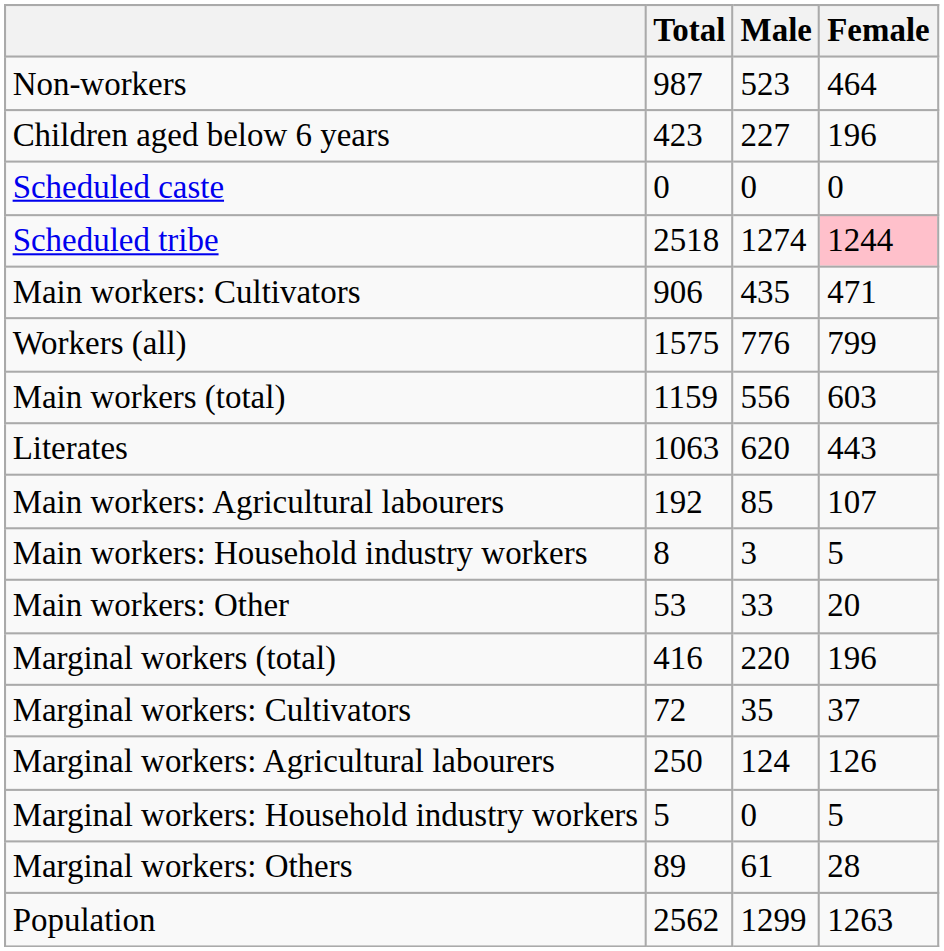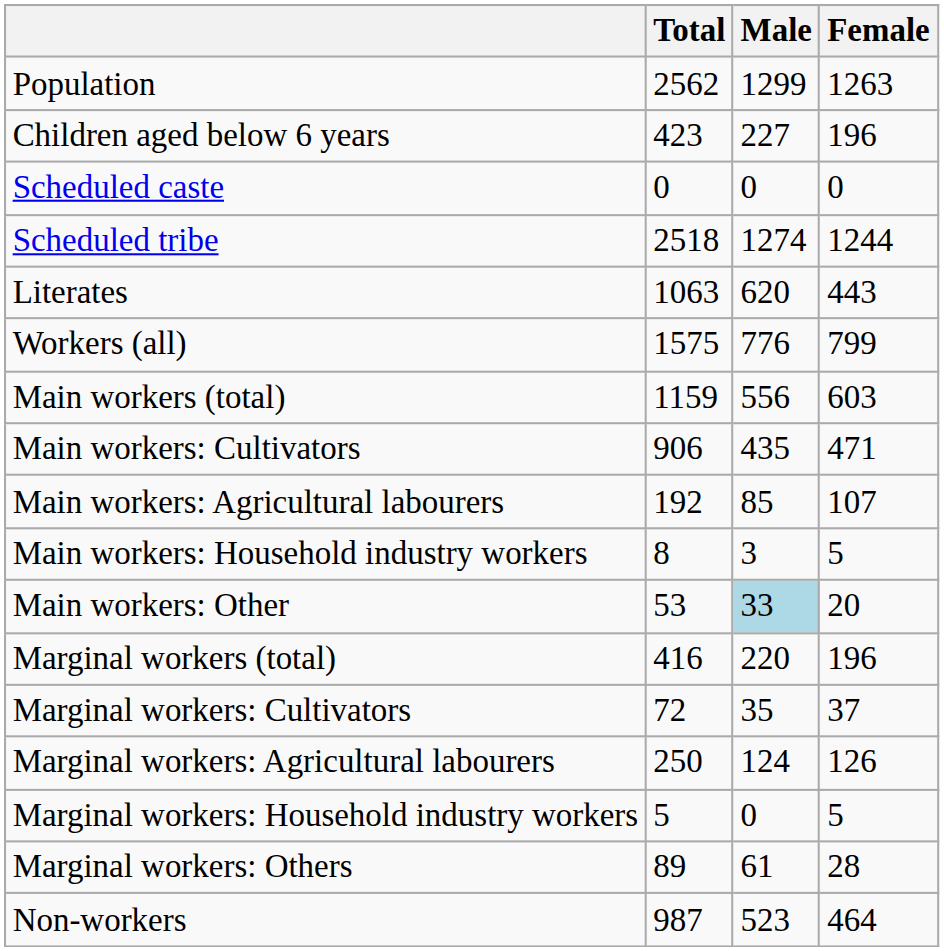rows swapped: (84, 919) <-> (100, 82)
(860, 239) pink background -> (860, 239) no background
rows swapped: (70, 448) <-> (187, 291)
(757, 605) no background -> (757, 605) lightblue background
